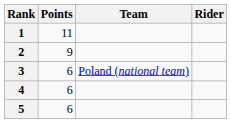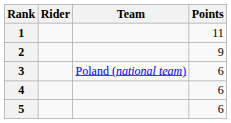columns swapped: (209, 14) <-> (57, 14)
